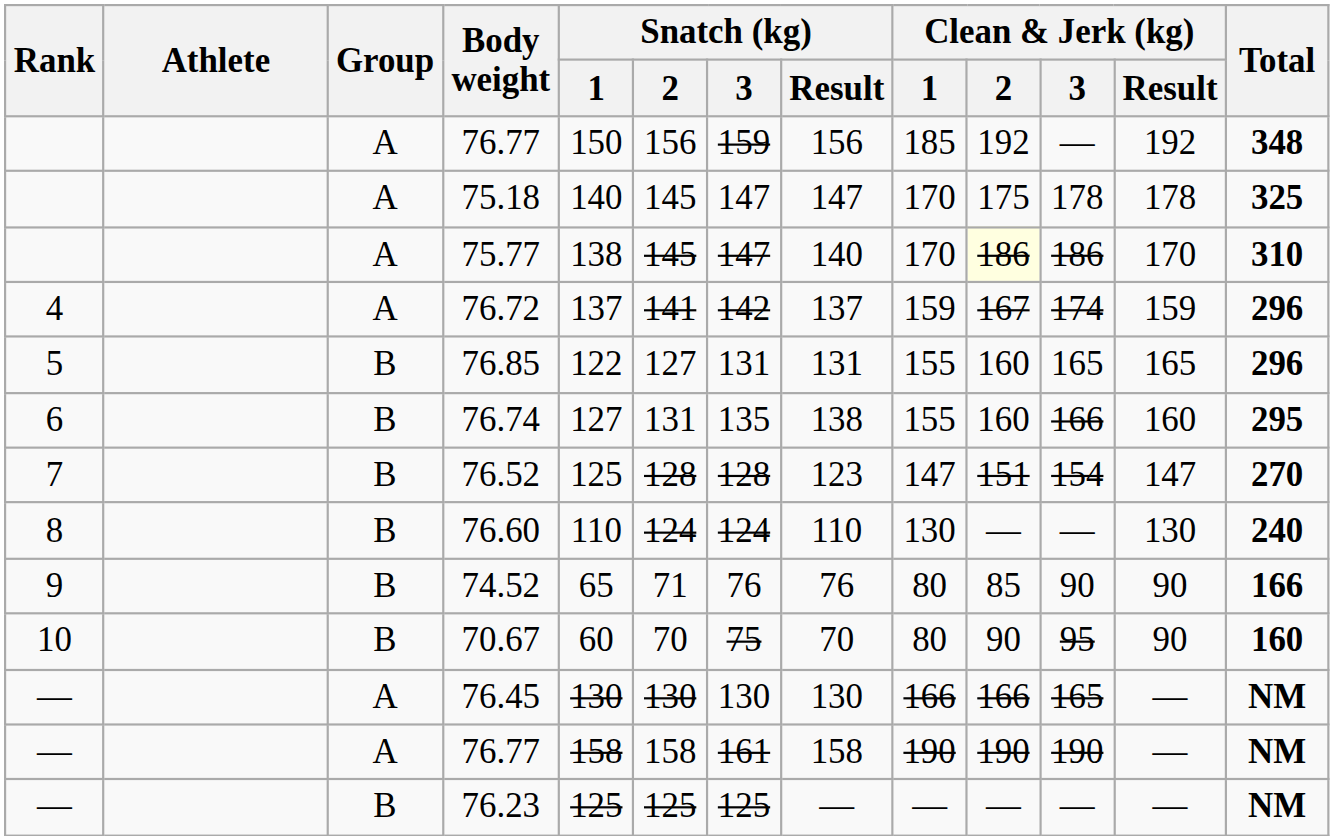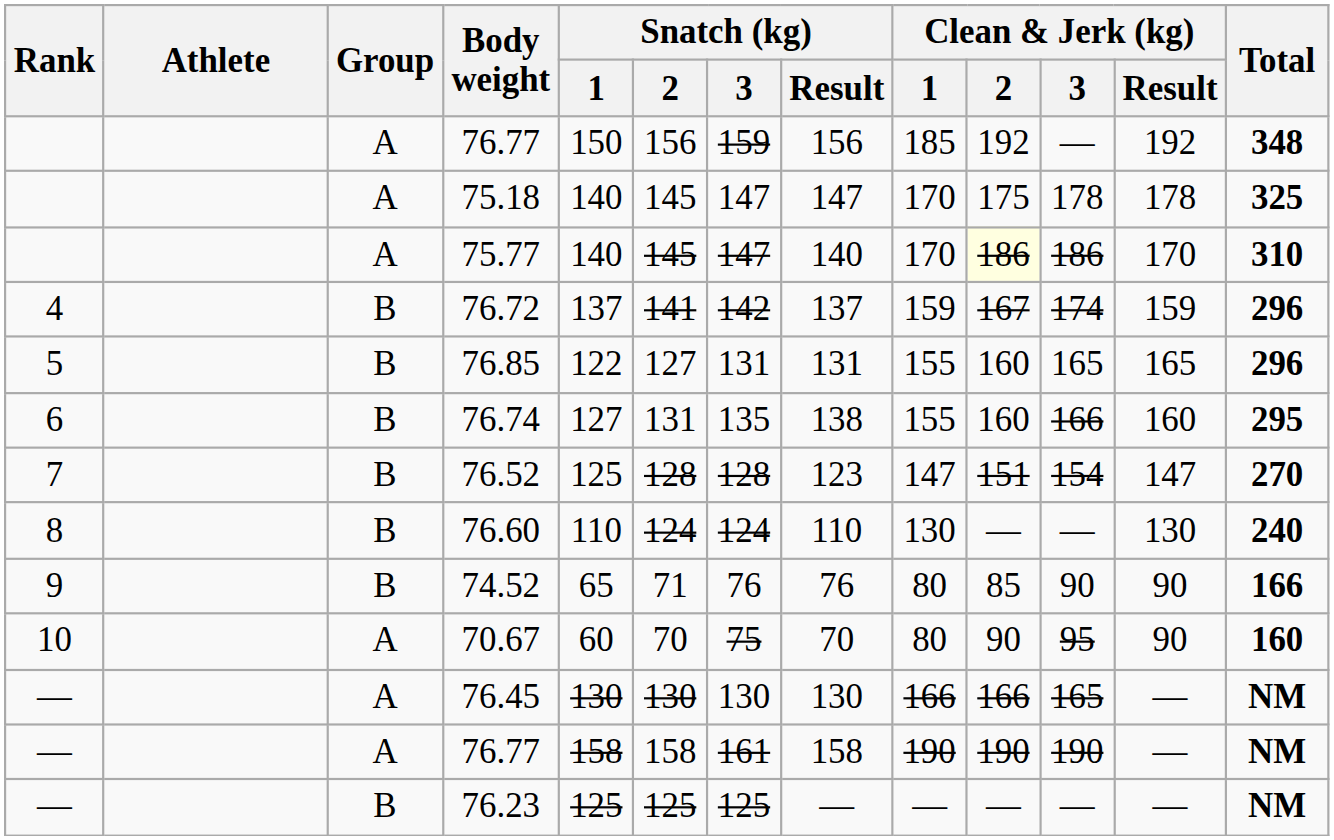(596, 253) 138 -> (596, 253) 140
(385, 308) A -> (385, 308) B
(385, 640) B -> (385, 640) A
